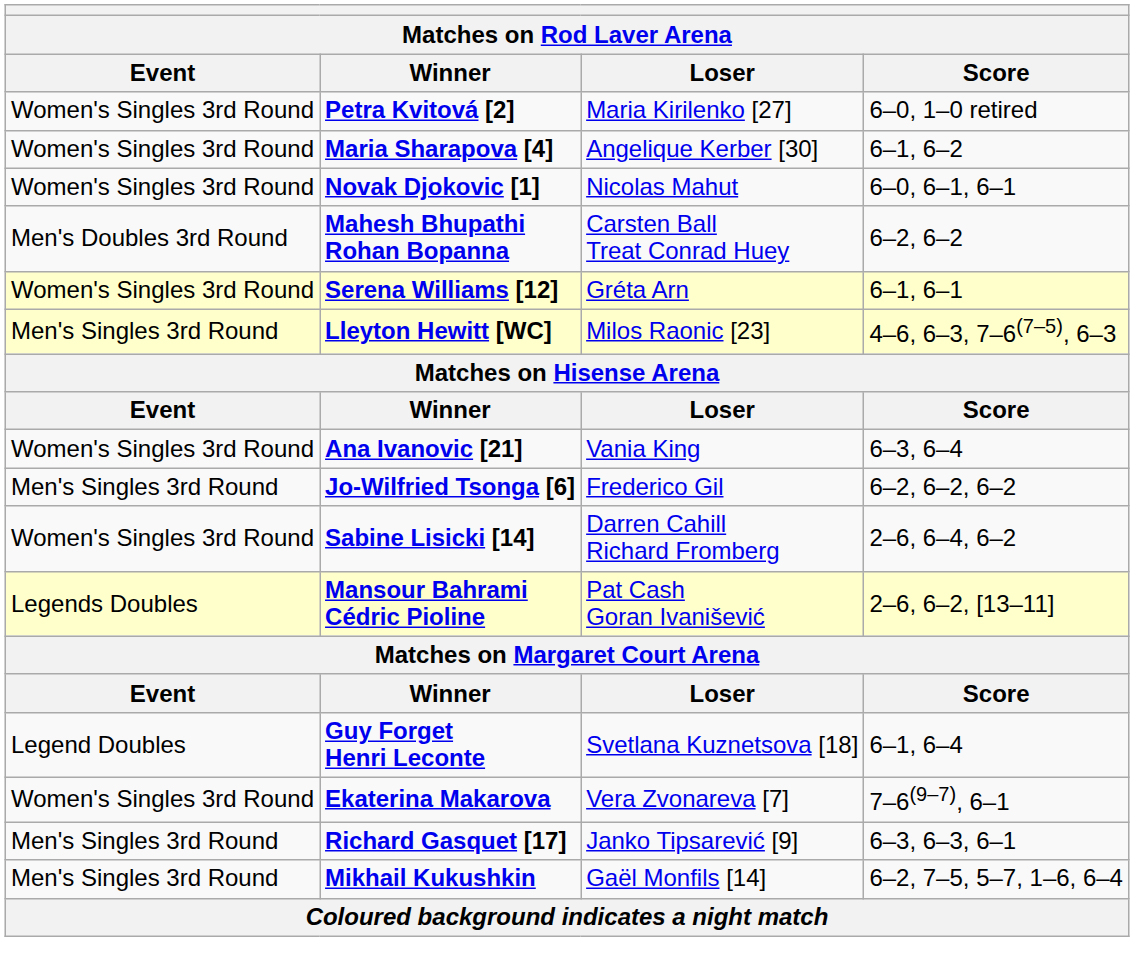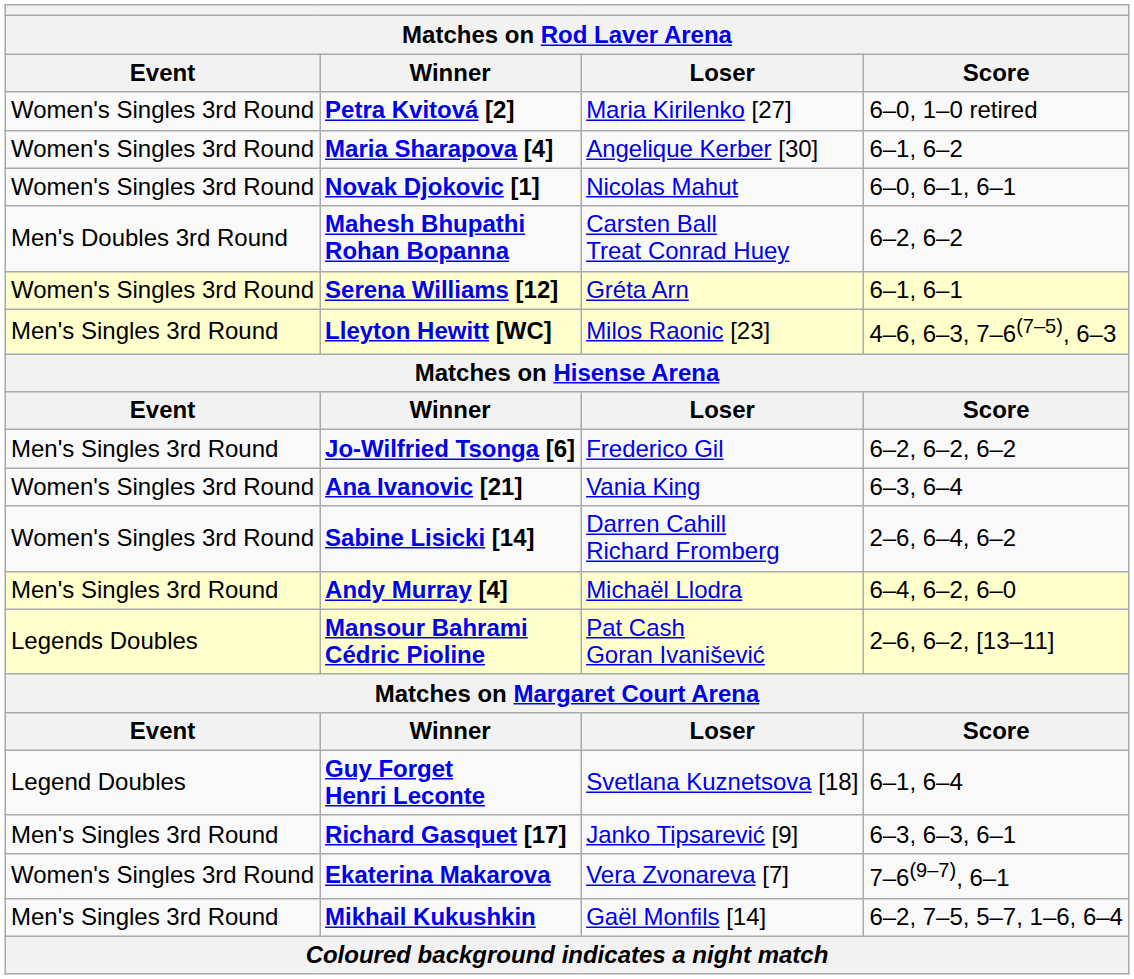rows swapped: (450, 486) <-> (424, 448)
+ row: (416, 589)
rows swapped: (438, 799) <-> (446, 840)
